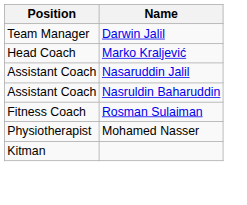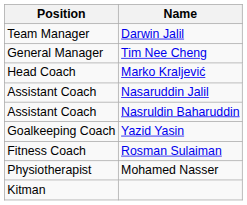+ row: (164, 53)
+ row: (153, 131)
